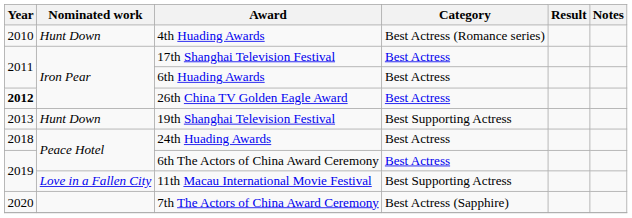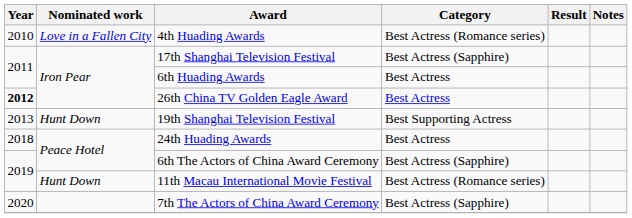(70, 35) Hunt Down -> (95, 35) Love in a Fallen City
(417, 56) Best Actress -> (447, 56) Best Actress (Sapphire)
(417, 160) Best Actress -> (447, 160) Best Actress (Sapphire)
(95, 181) Love in a Fallen City -> (70, 181) Hunt Down
(448, 181) Best Supporting Actress -> (465, 181) Best Actress (Romance series)
